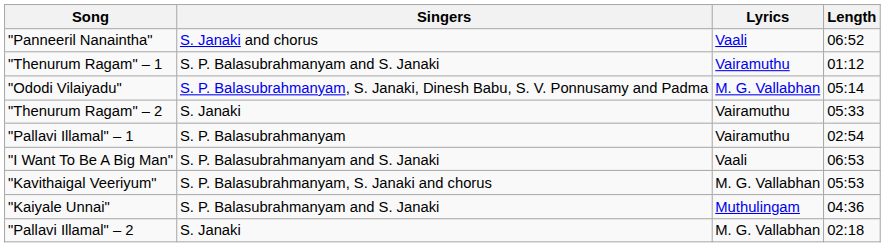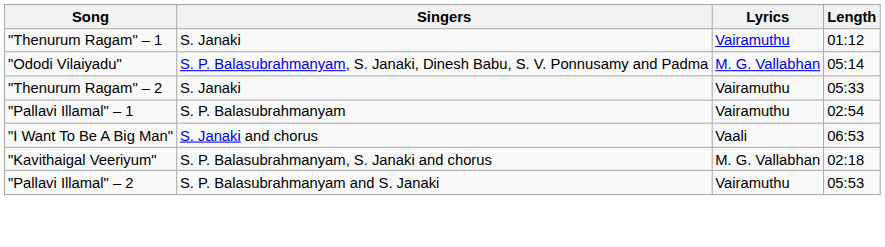- row: (80, 40)
(310, 64) S. P. Balasubrahmanyam and S. Janaki -> (210, 40) S. Janaki
(310, 159) S. P. Balasubrahmanyam and S. Janaki -> (249, 135) S. Janaki and chorus
(846, 183) 05:53 -> (846, 159) 02:18
- row: (59, 207)
(210, 230) S. Janaki -> (310, 183) S. P. Balasubrahmanyam and S. Janaki
(768, 230) M. G. Vallabhan -> (753, 183) Vairamuthu
(846, 230) 02:18 -> (846, 183) 05:53
